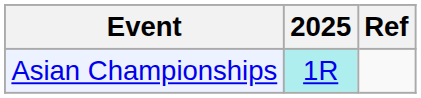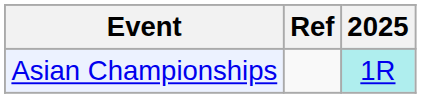columns swapped: (321, 27) <-> (386, 27)
